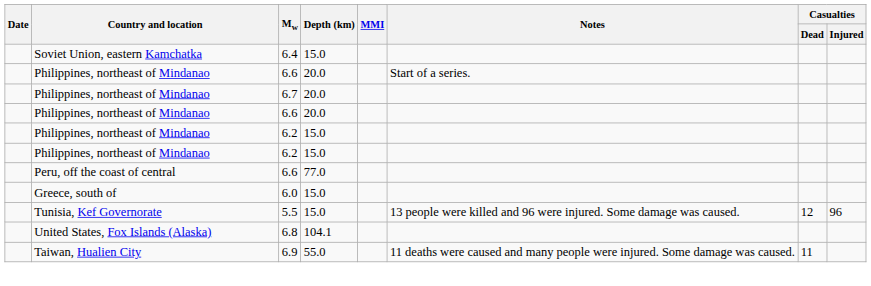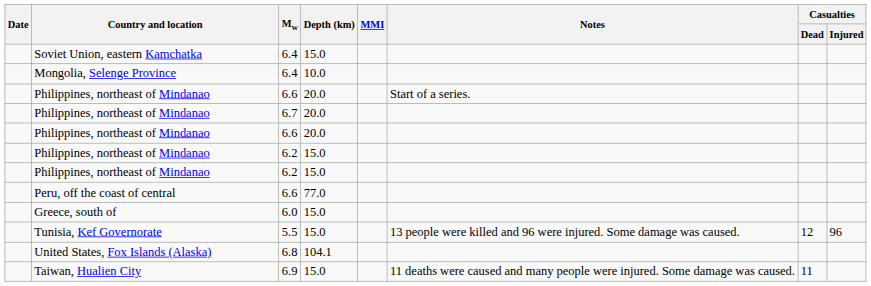+ row: (105, 73)
(315, 251) 55.0 -> (315, 271) 15.0
